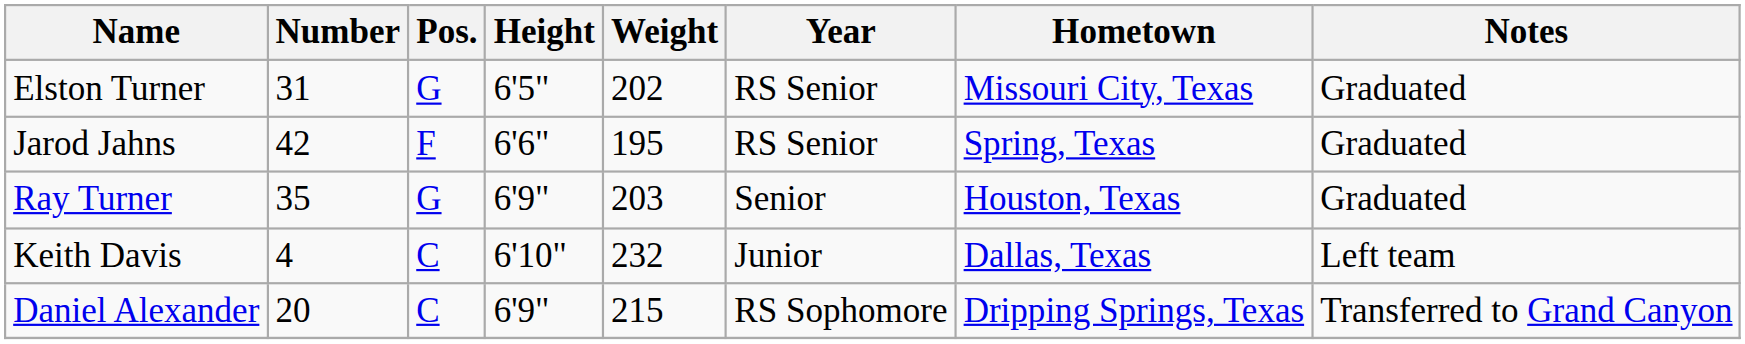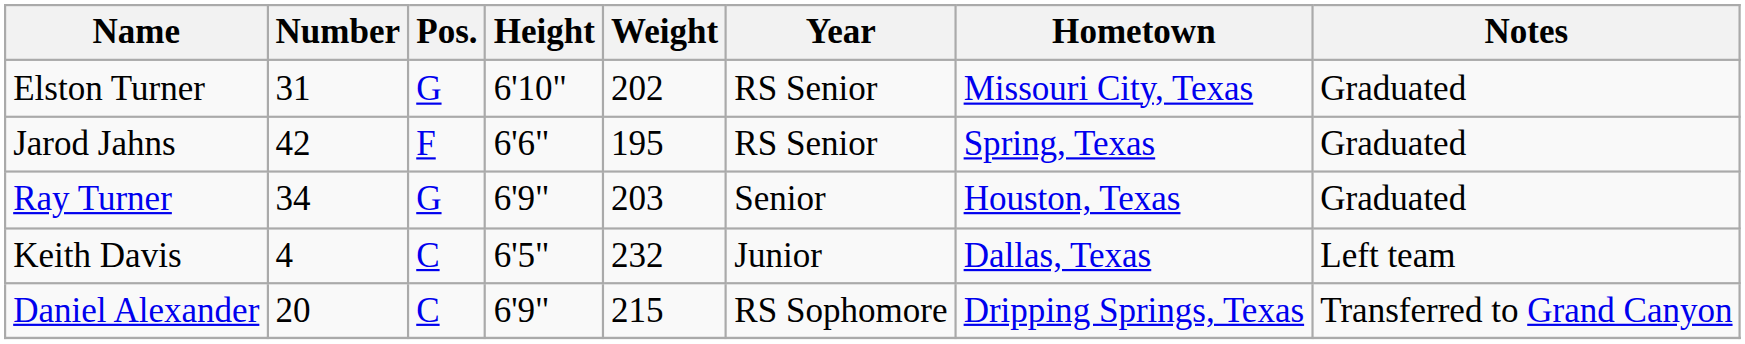(522, 87) 6'5" -> (530, 87) 6'10"
(293, 198) 35 -> (293, 198) 34
(530, 254) 6'10" -> (522, 254) 6'5"
